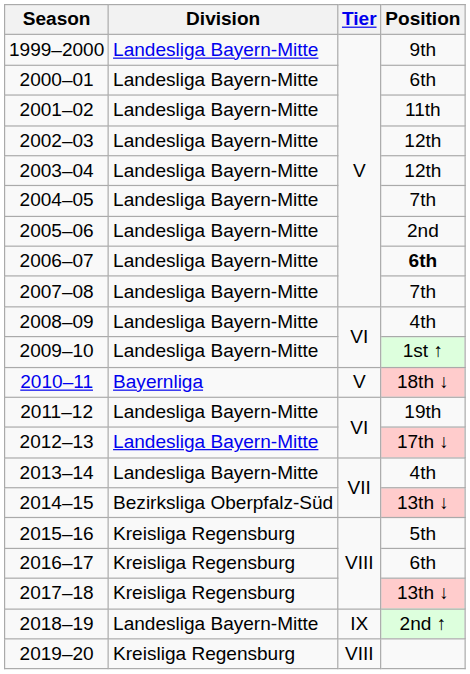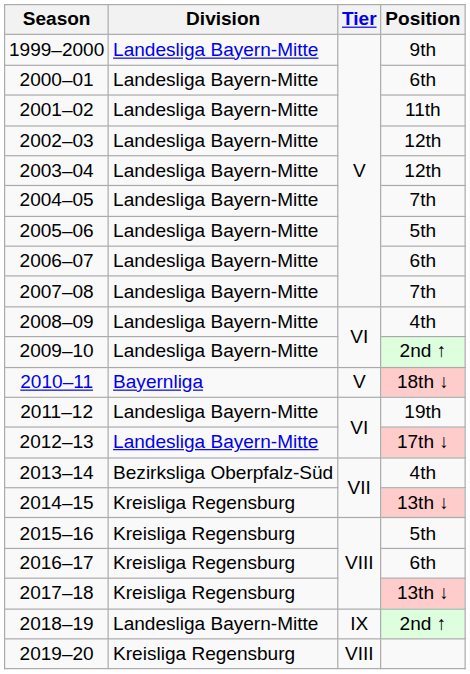(423, 230) 2nd -> (423, 230) 5th
(423, 261) bold -> (423, 261) normal
(423, 351) 1st ↑ -> (423, 351) 2nd ↑
(216, 472) Landesliga Bayern-Mitte -> (223, 472) Bezirksliga Oberpfalz-Süd
(223, 502) Bezirksliga Oberpfalz-Süd -> (204, 502) Kreisliga Regensburg
